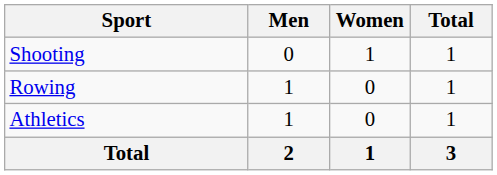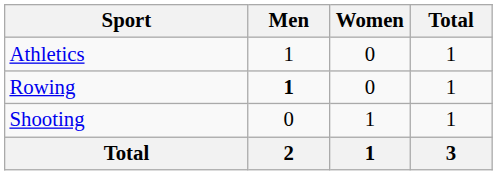rows swapped: (47, 119) <-> (47, 53)
(289, 86) normal -> (289, 86) bold
